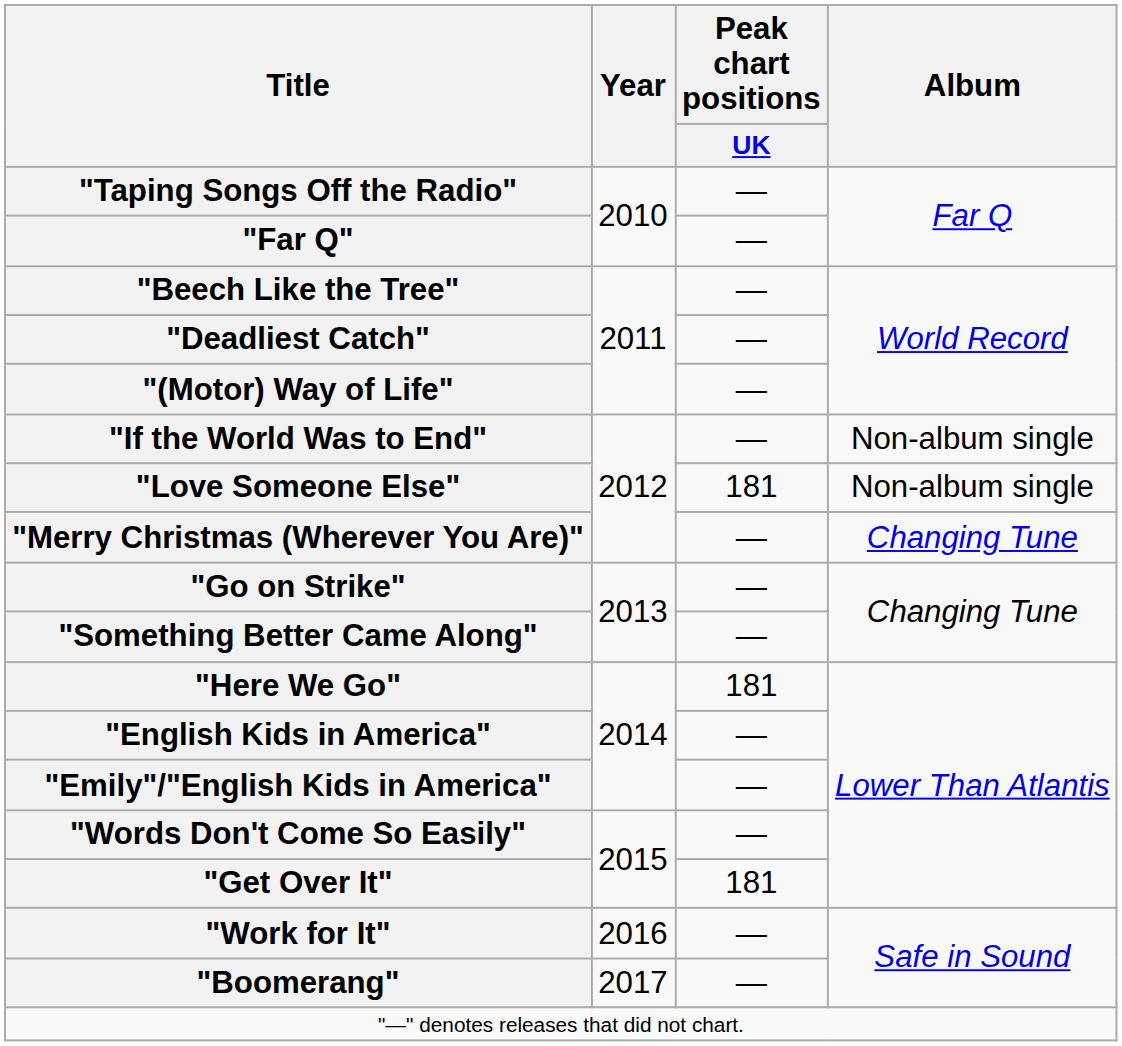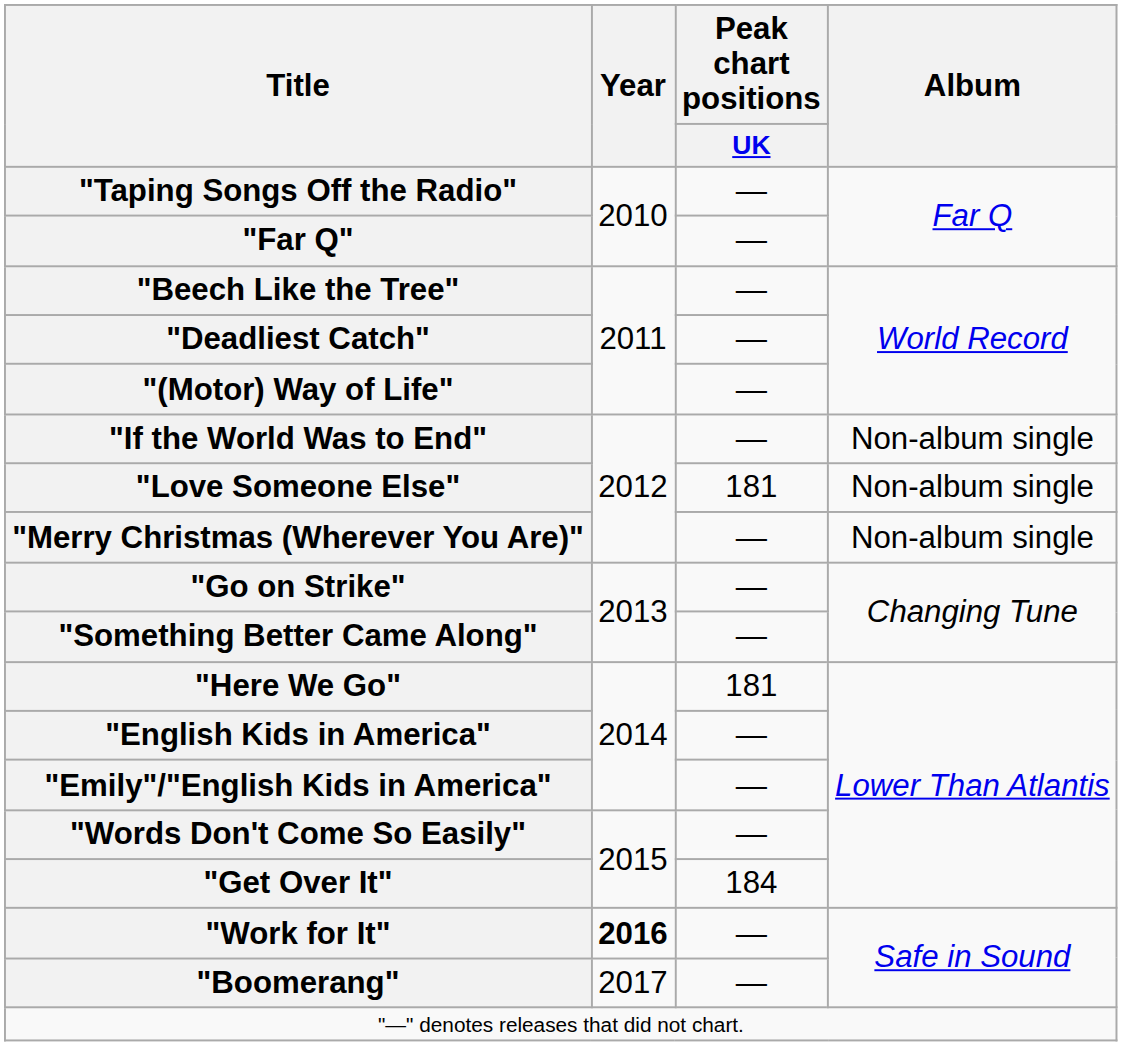(972, 537) Changing Tune -> (972, 537) Non-album single
(751, 883) 181 -> (751, 883) 184
(633, 932) normal -> (633, 932) bold
